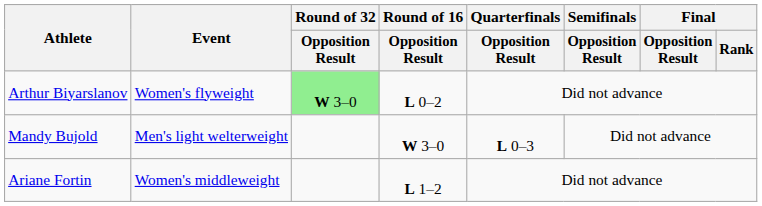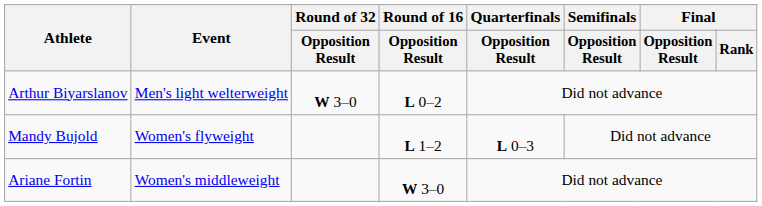(194, 93) Women's flyweight -> (211, 93) Men's light welterweight
(335, 102) lightgreen background -> (335, 102) no background
(211, 136) Men's light welterweight -> (194, 136) Women's flyweight
(423, 145) W 3–0 -> (423, 145) L 1–2
(423, 189) L 1–2 -> (423, 189) W 3–0
